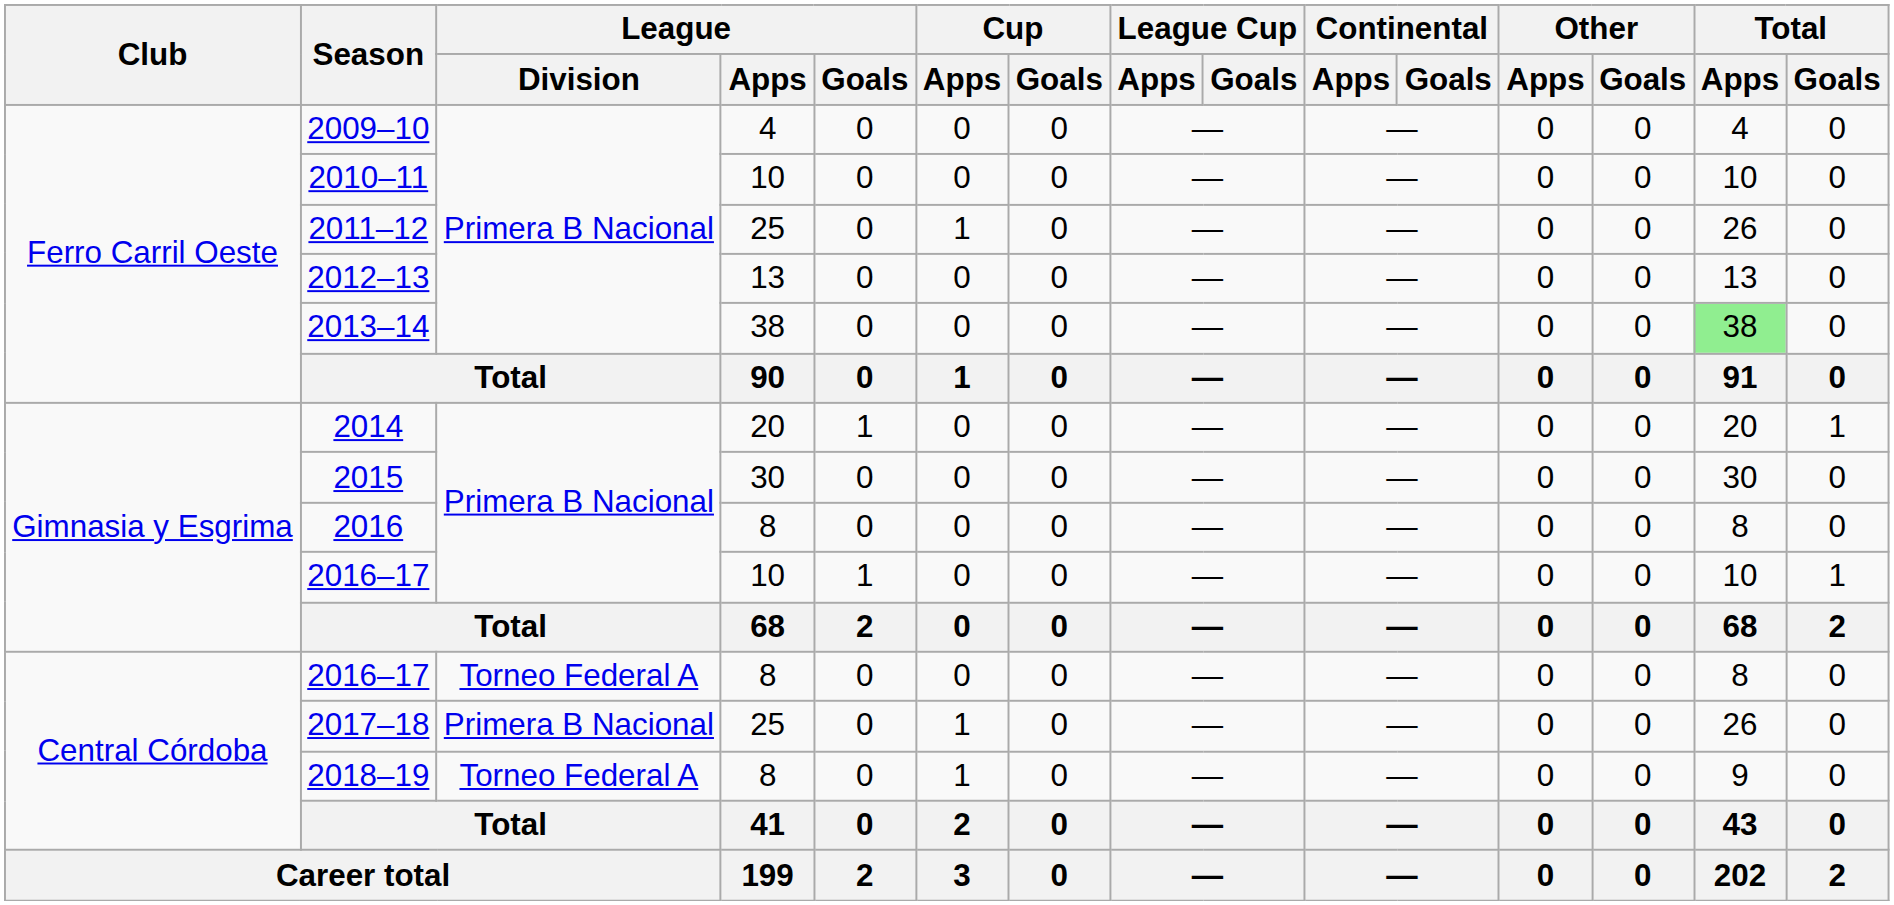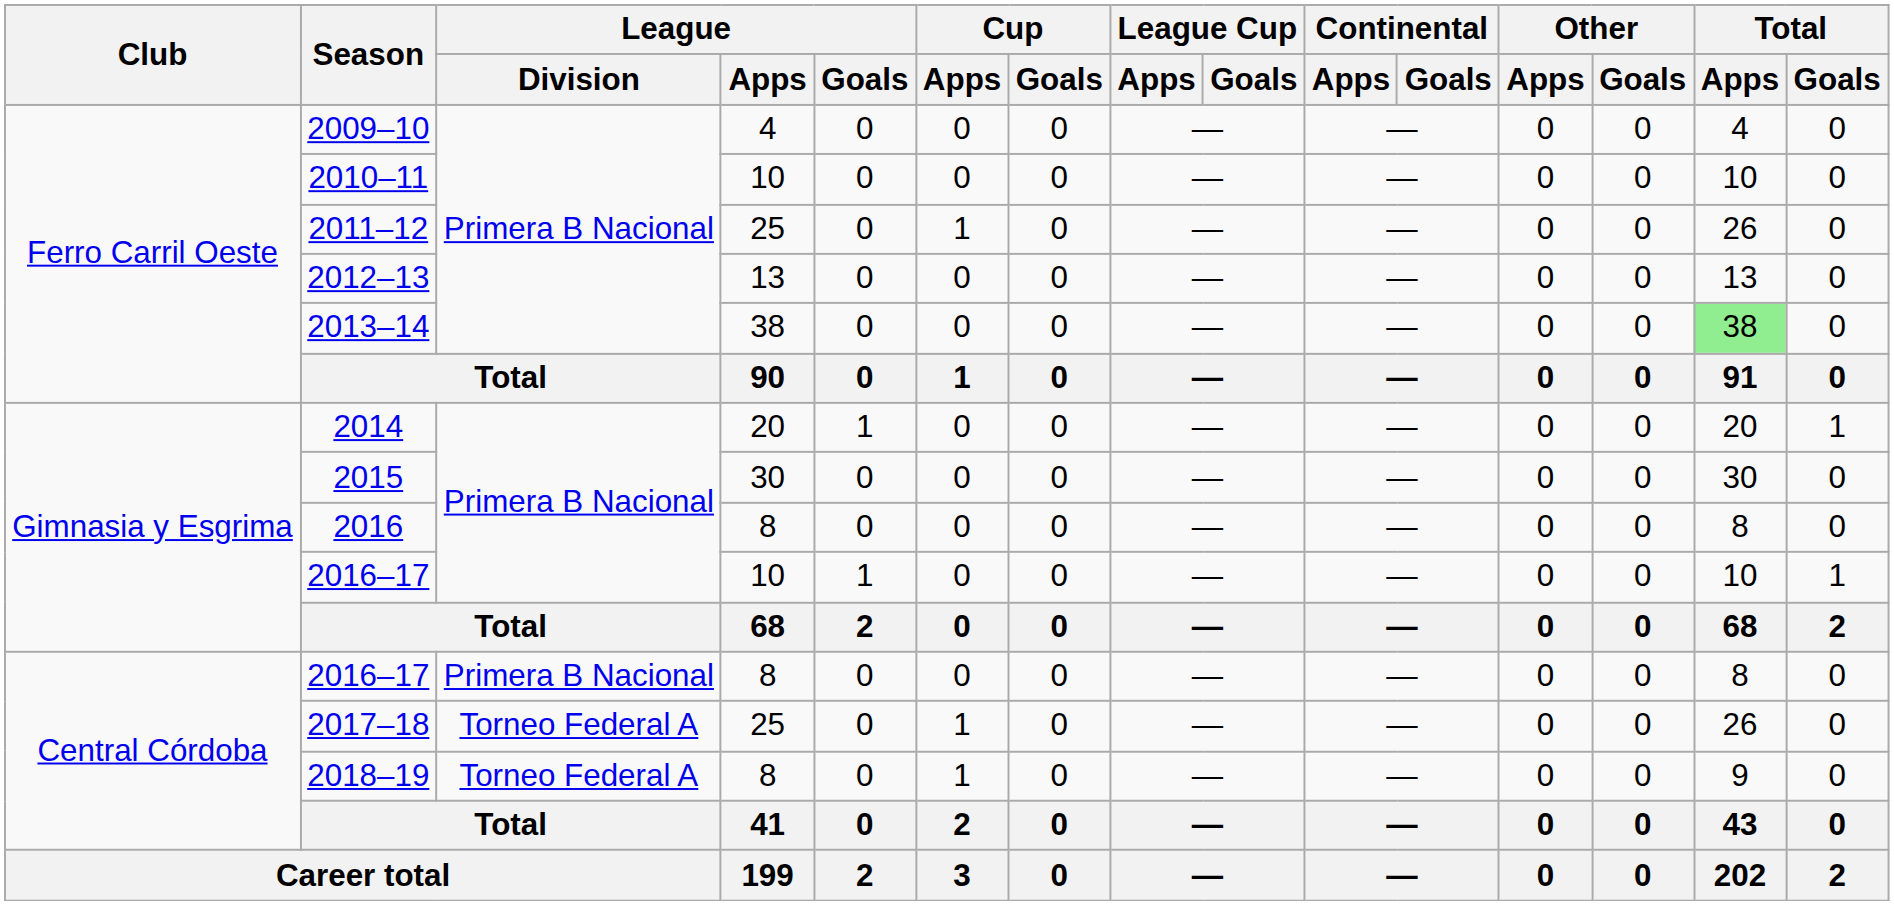(579, 675) Torneo Federal A -> (579, 675) Primera B Nacional
(579, 725) Primera B Nacional -> (579, 725) Torneo Federal A
